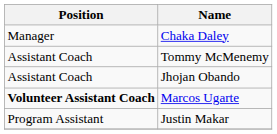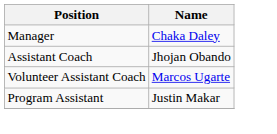- row: (215, 56)
(81, 98) bold -> (77, 77) normal
